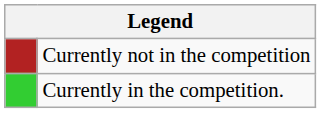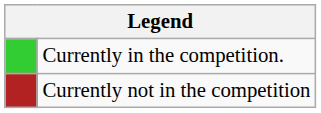rows swapped: (163, 89) <-> (177, 55)
